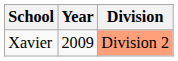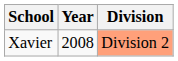(78, 42) 2009 -> (78, 42) 2008
